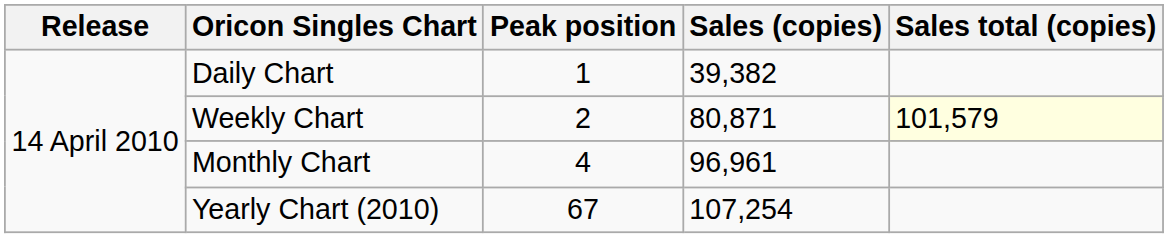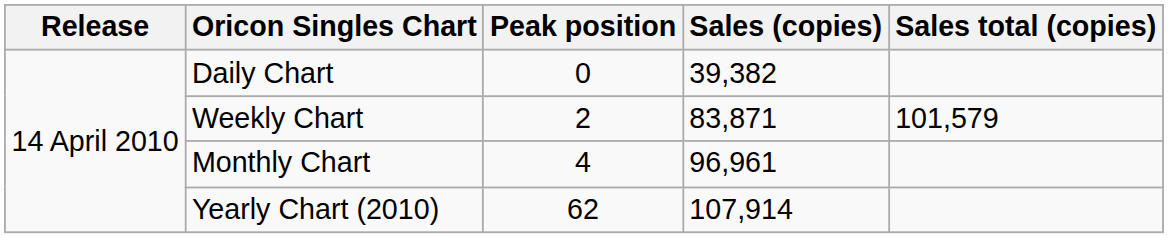(583, 72) 1 -> (583, 72) 0
(733, 118) 80,871 -> (733, 118) 83,871
(947, 118) lightyellow background -> (947, 118) no background
(583, 208) 67 -> (583, 208) 62
(741, 208) 107,254 -> (741, 208) 107,914
